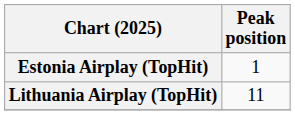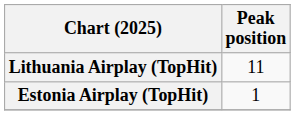rows swapped: (113, 67) <-> (113, 95)
